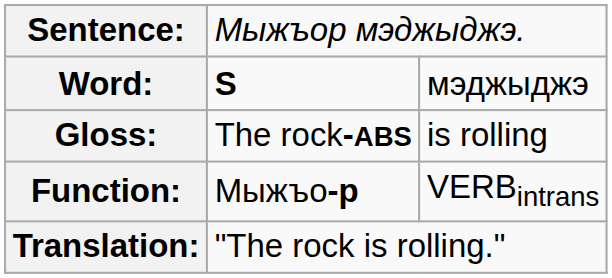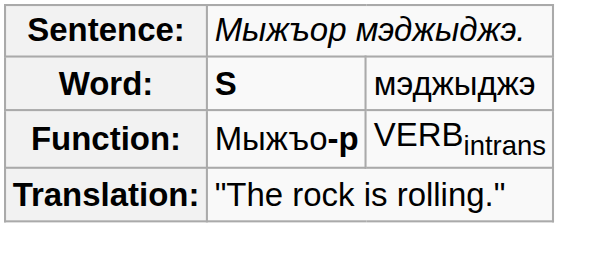- row: (106, 135)
